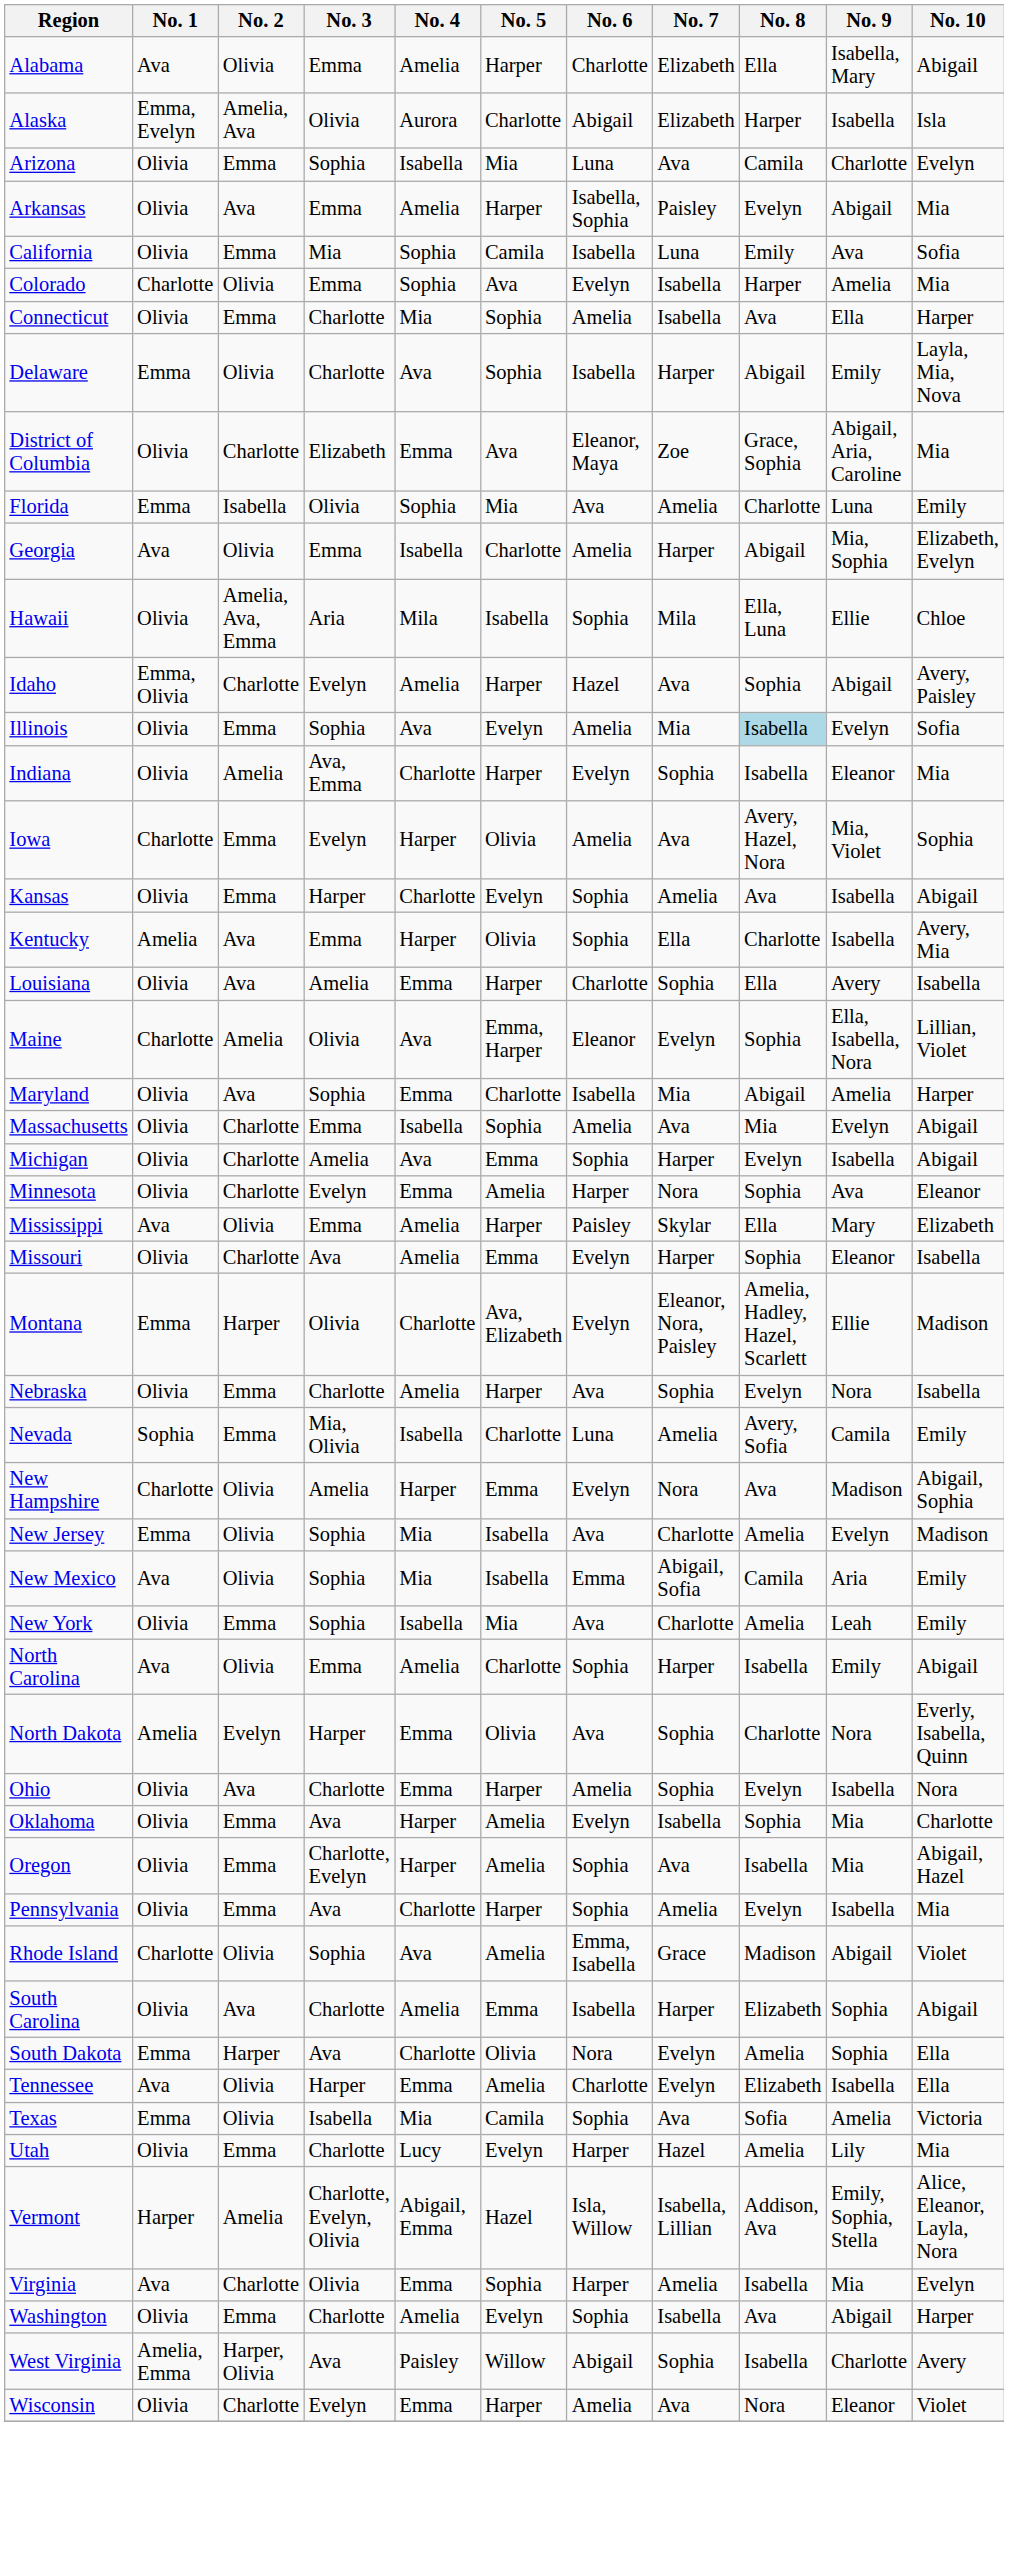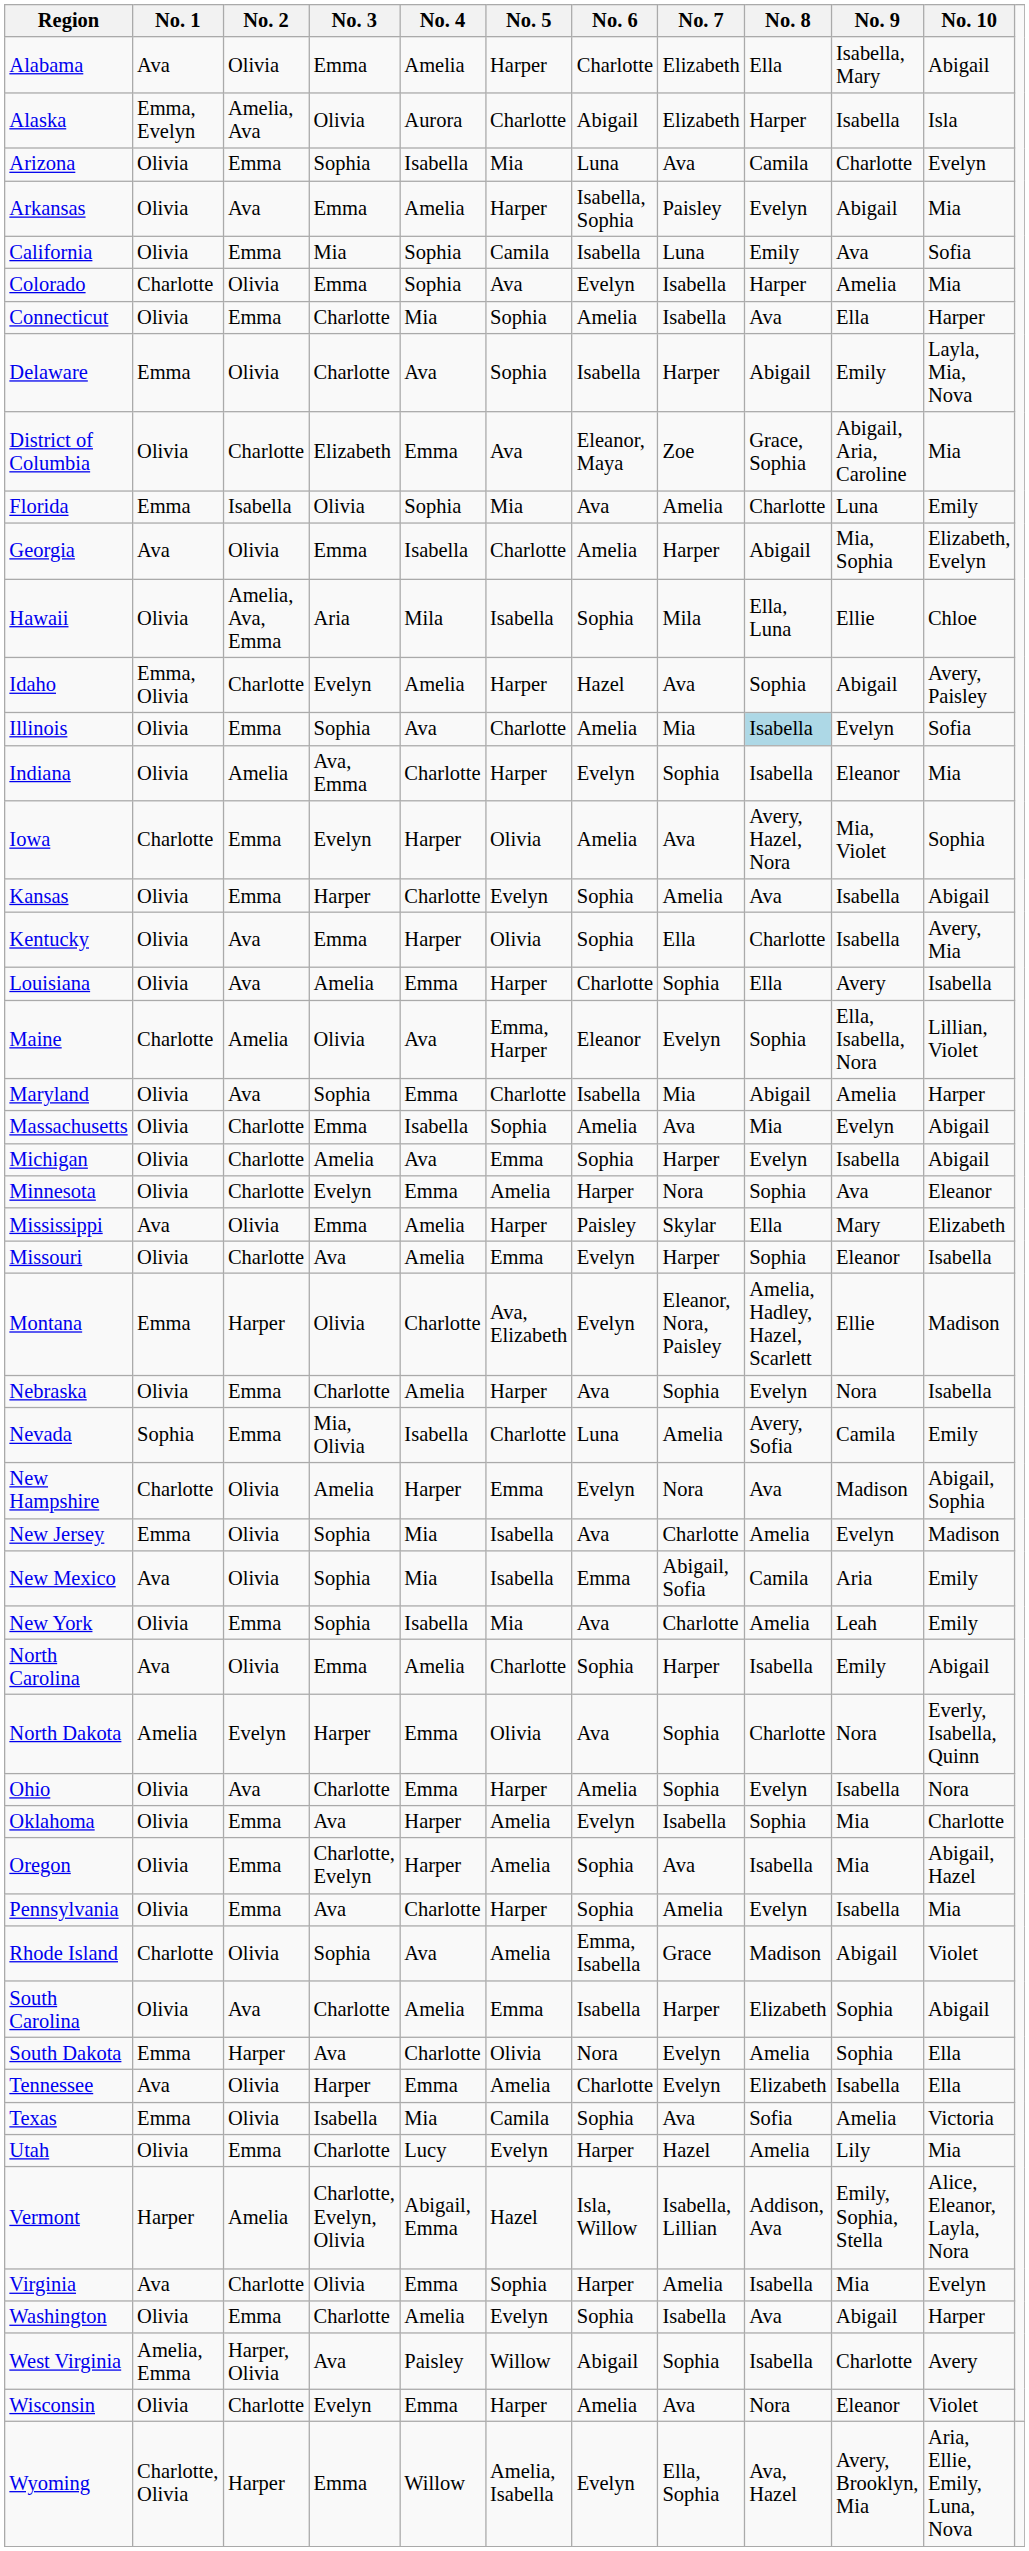(514, 728) Evelyn -> (528, 728) Charlotte
(167, 939) Amelia -> (163, 939) Olivia
+ row: (50, 2483)
